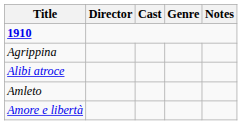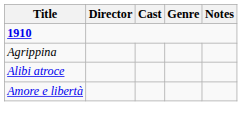- row: (24, 91)
